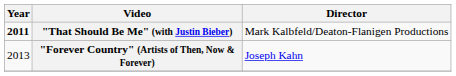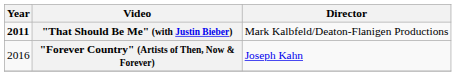(18, 55) 2013 -> (18, 55) 2016
